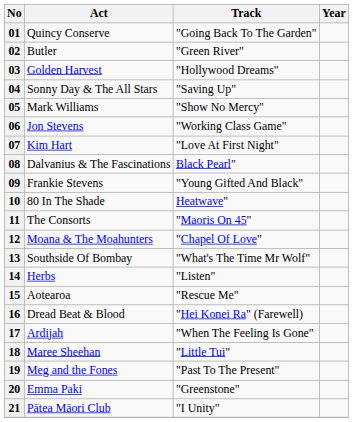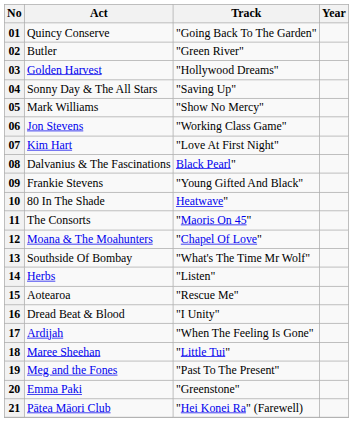(240, 314) "Hei Konei Ra" (Farewell) -> (198, 314) "I Unity"
(198, 408) "I Unity" -> (240, 408) "Hei Konei Ra" (Farewell)
